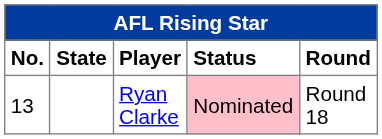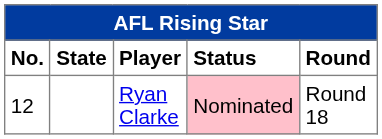(22, 105) 13 -> (22, 105) 12
